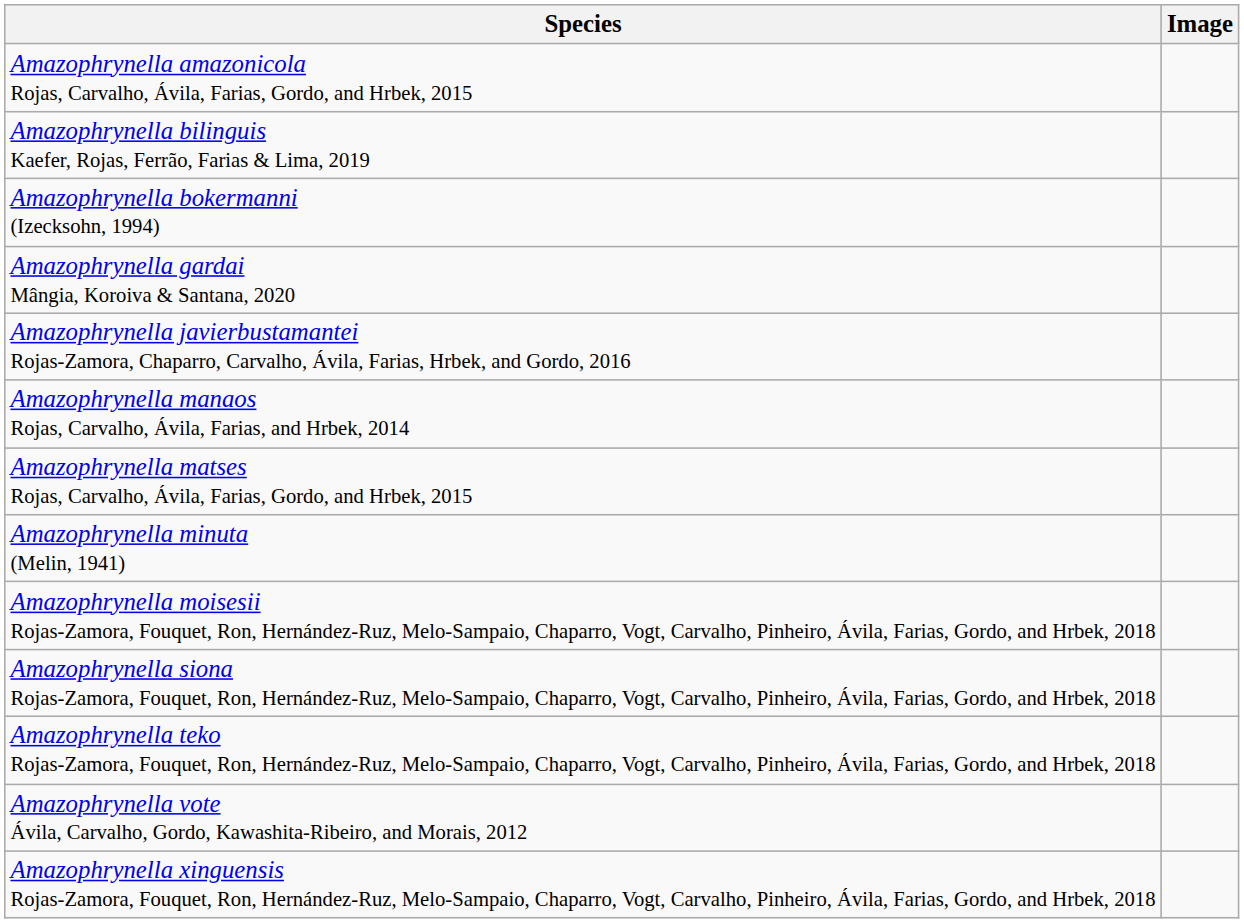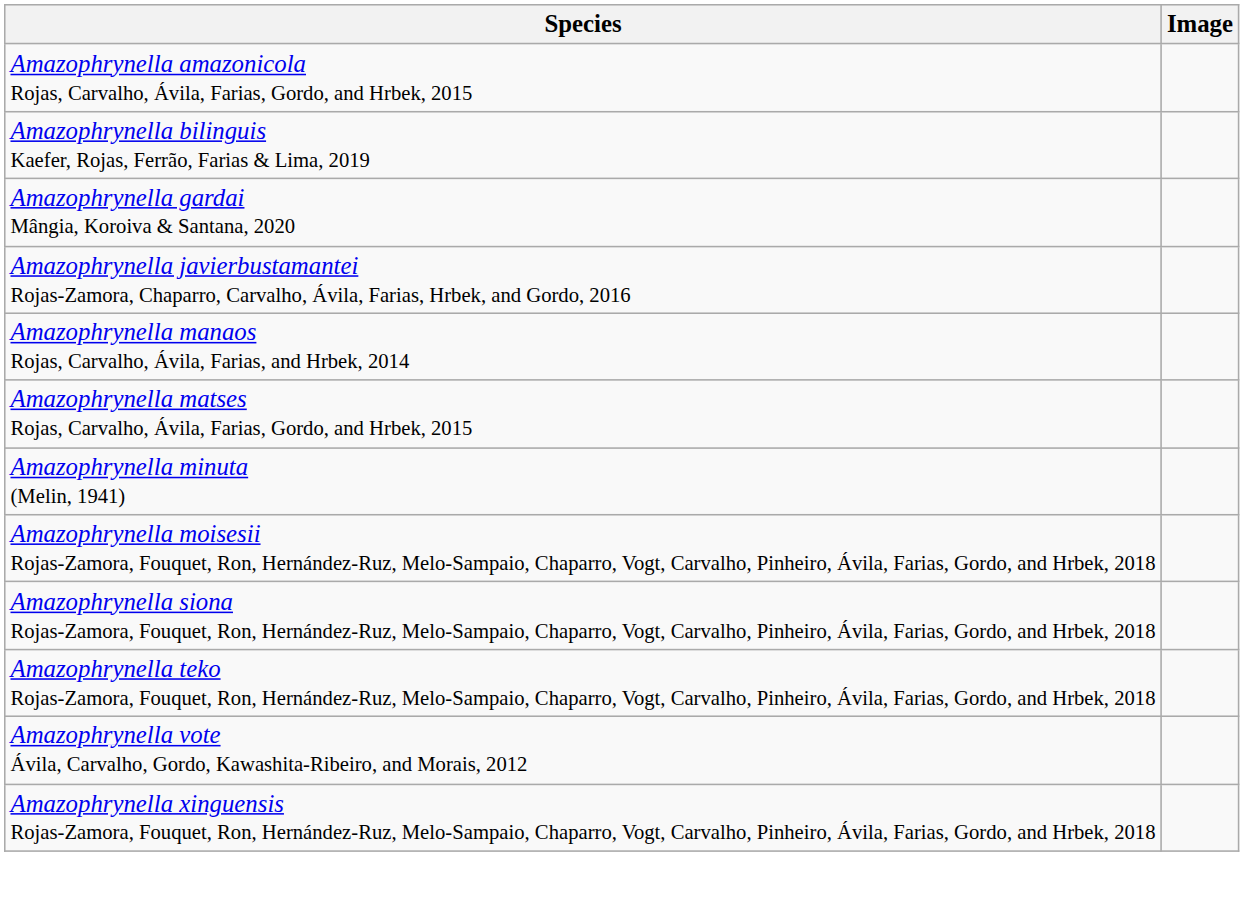- row: (154, 211)
